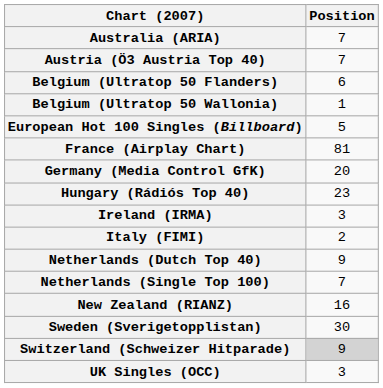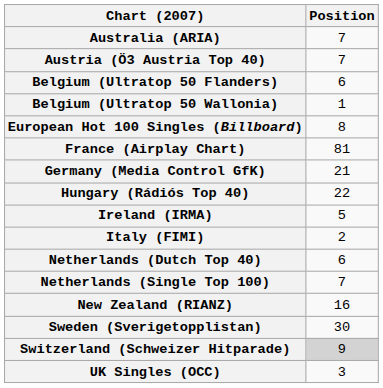(342, 127) 5 -> (342, 127) 8
(342, 171) 20 -> (342, 171) 21
(342, 194) 23 -> (342, 194) 22
(342, 216) 3 -> (342, 216) 5
(342, 260) 9 -> (342, 260) 6
